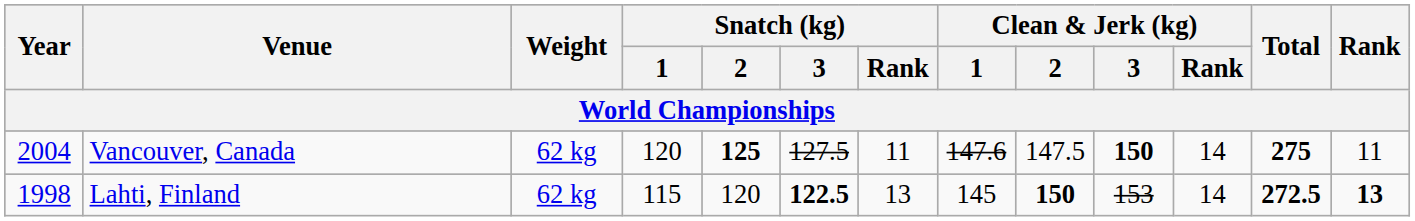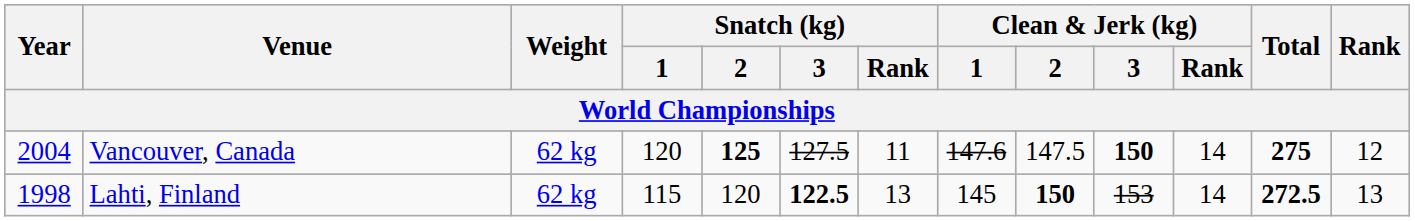(1370, 151) 11 -> (1370, 151) 12
(1370, 194) bold -> (1370, 194) normal
